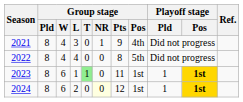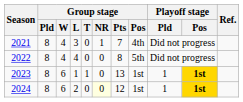(120, 43) 9 -> (120, 43) 7
(87, 74) lightgreen background -> (87, 74) no background
(120, 74) 11 -> (120, 74) 13
